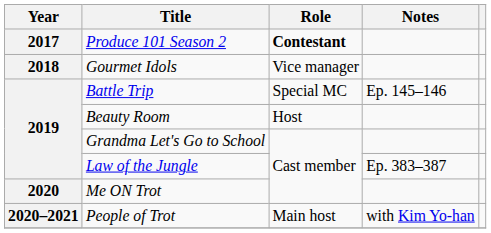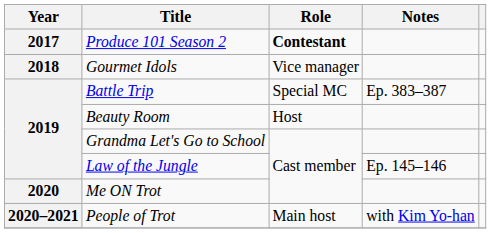(406, 91) Ep. 145–146 -> (406, 91) Ep. 383–387
(406, 166) Ep. 383–387 -> (406, 166) Ep. 145–146
